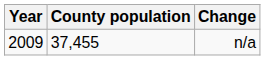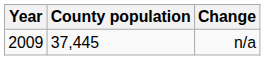(75, 42) 37,455 -> (75, 42) 37,445
